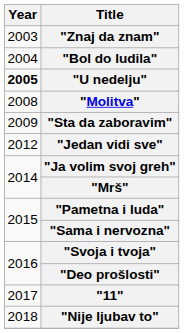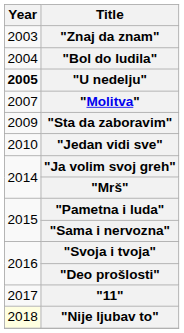(23, 101) 2008 -> (23, 101) 2007
(23, 144) 2012 -> (23, 144) 2010
(23, 317) no background -> (23, 317) lightyellow background
